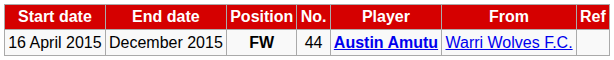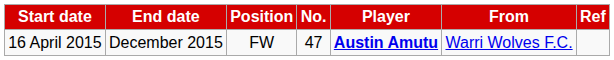(262, 42) bold -> (262, 42) normal
(314, 42) 44 -> (314, 42) 47
